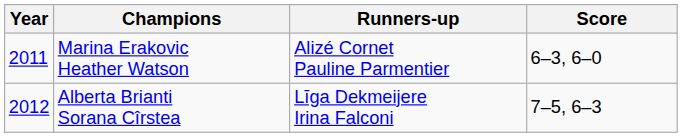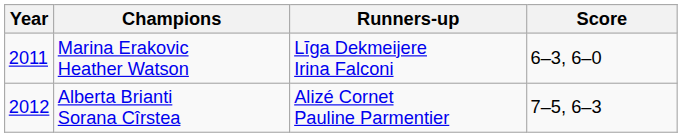(372, 58) Alizé Cornet Pauline Parmentier -> (361, 58) Līga Dekmeijere Irina Falconi
(361, 107) Līga Dekmeijere Irina Falconi -> (372, 107) Alizé Cornet Pauline Parmentier
